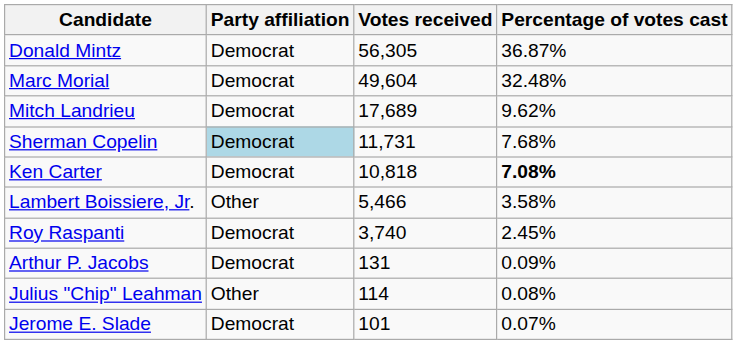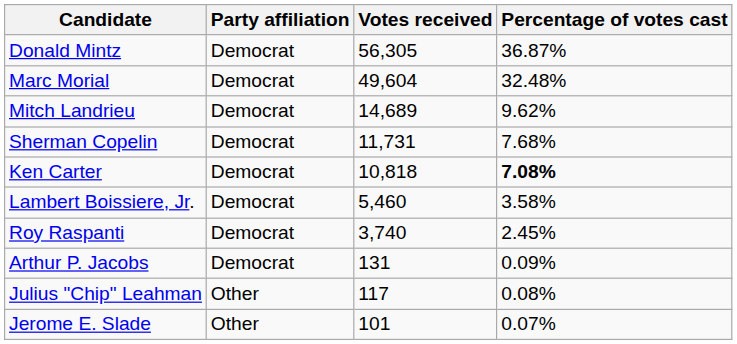(388, 111) 17,689 -> (388, 111) 14,689
(252, 141) lightblue background -> (252, 141) no background
(235, 202) Other -> (252, 202) Democrat
(382, 202) 5,466 -> (382, 202) 5,460
(374, 293) 114 -> (374, 293) 117
(252, 324) Democrat -> (235, 324) Other
